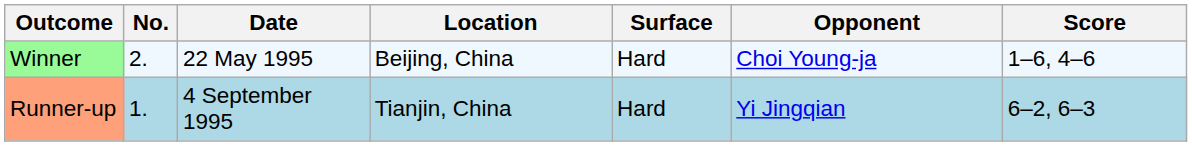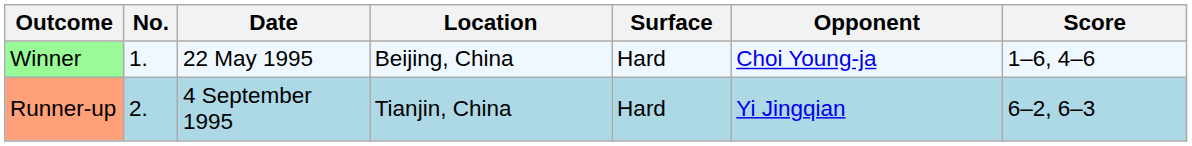(138, 58) 2. -> (138, 58) 1.
(138, 108) 1. -> (138, 108) 2.
